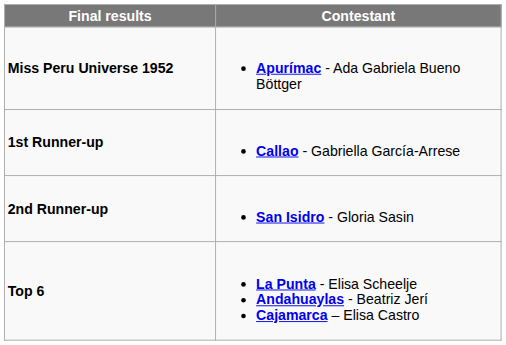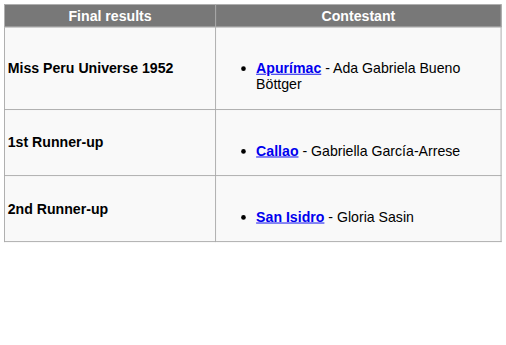- row: (26, 291)
